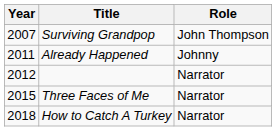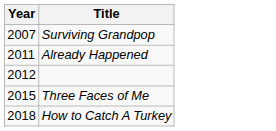- column: (223, 14)
